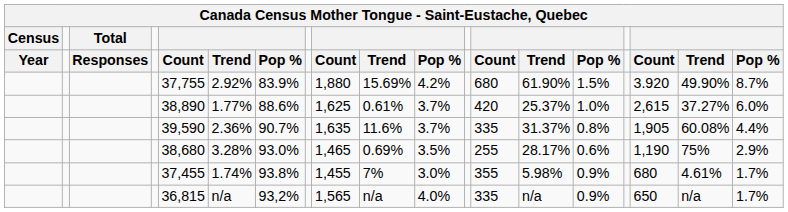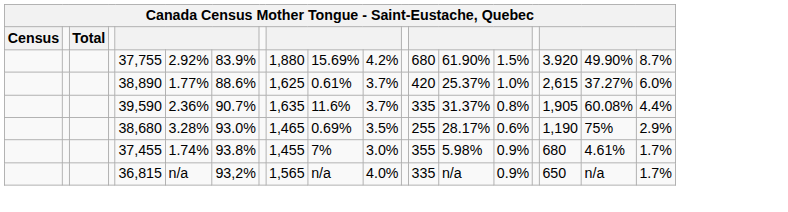- row: (33, 60)
